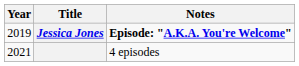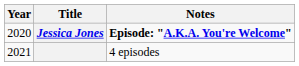(19, 33) 2019 -> (19, 33) 2020
